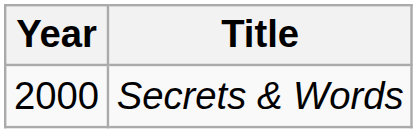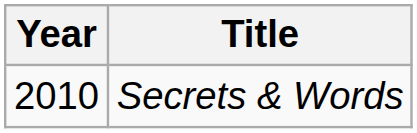(57, 95) 2000 -> (57, 95) 2010
